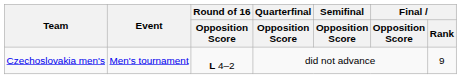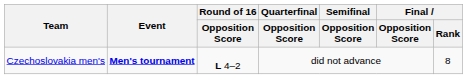(149, 60) normal -> (152, 60) bold
(442, 60) 9 -> (448, 60) 8
